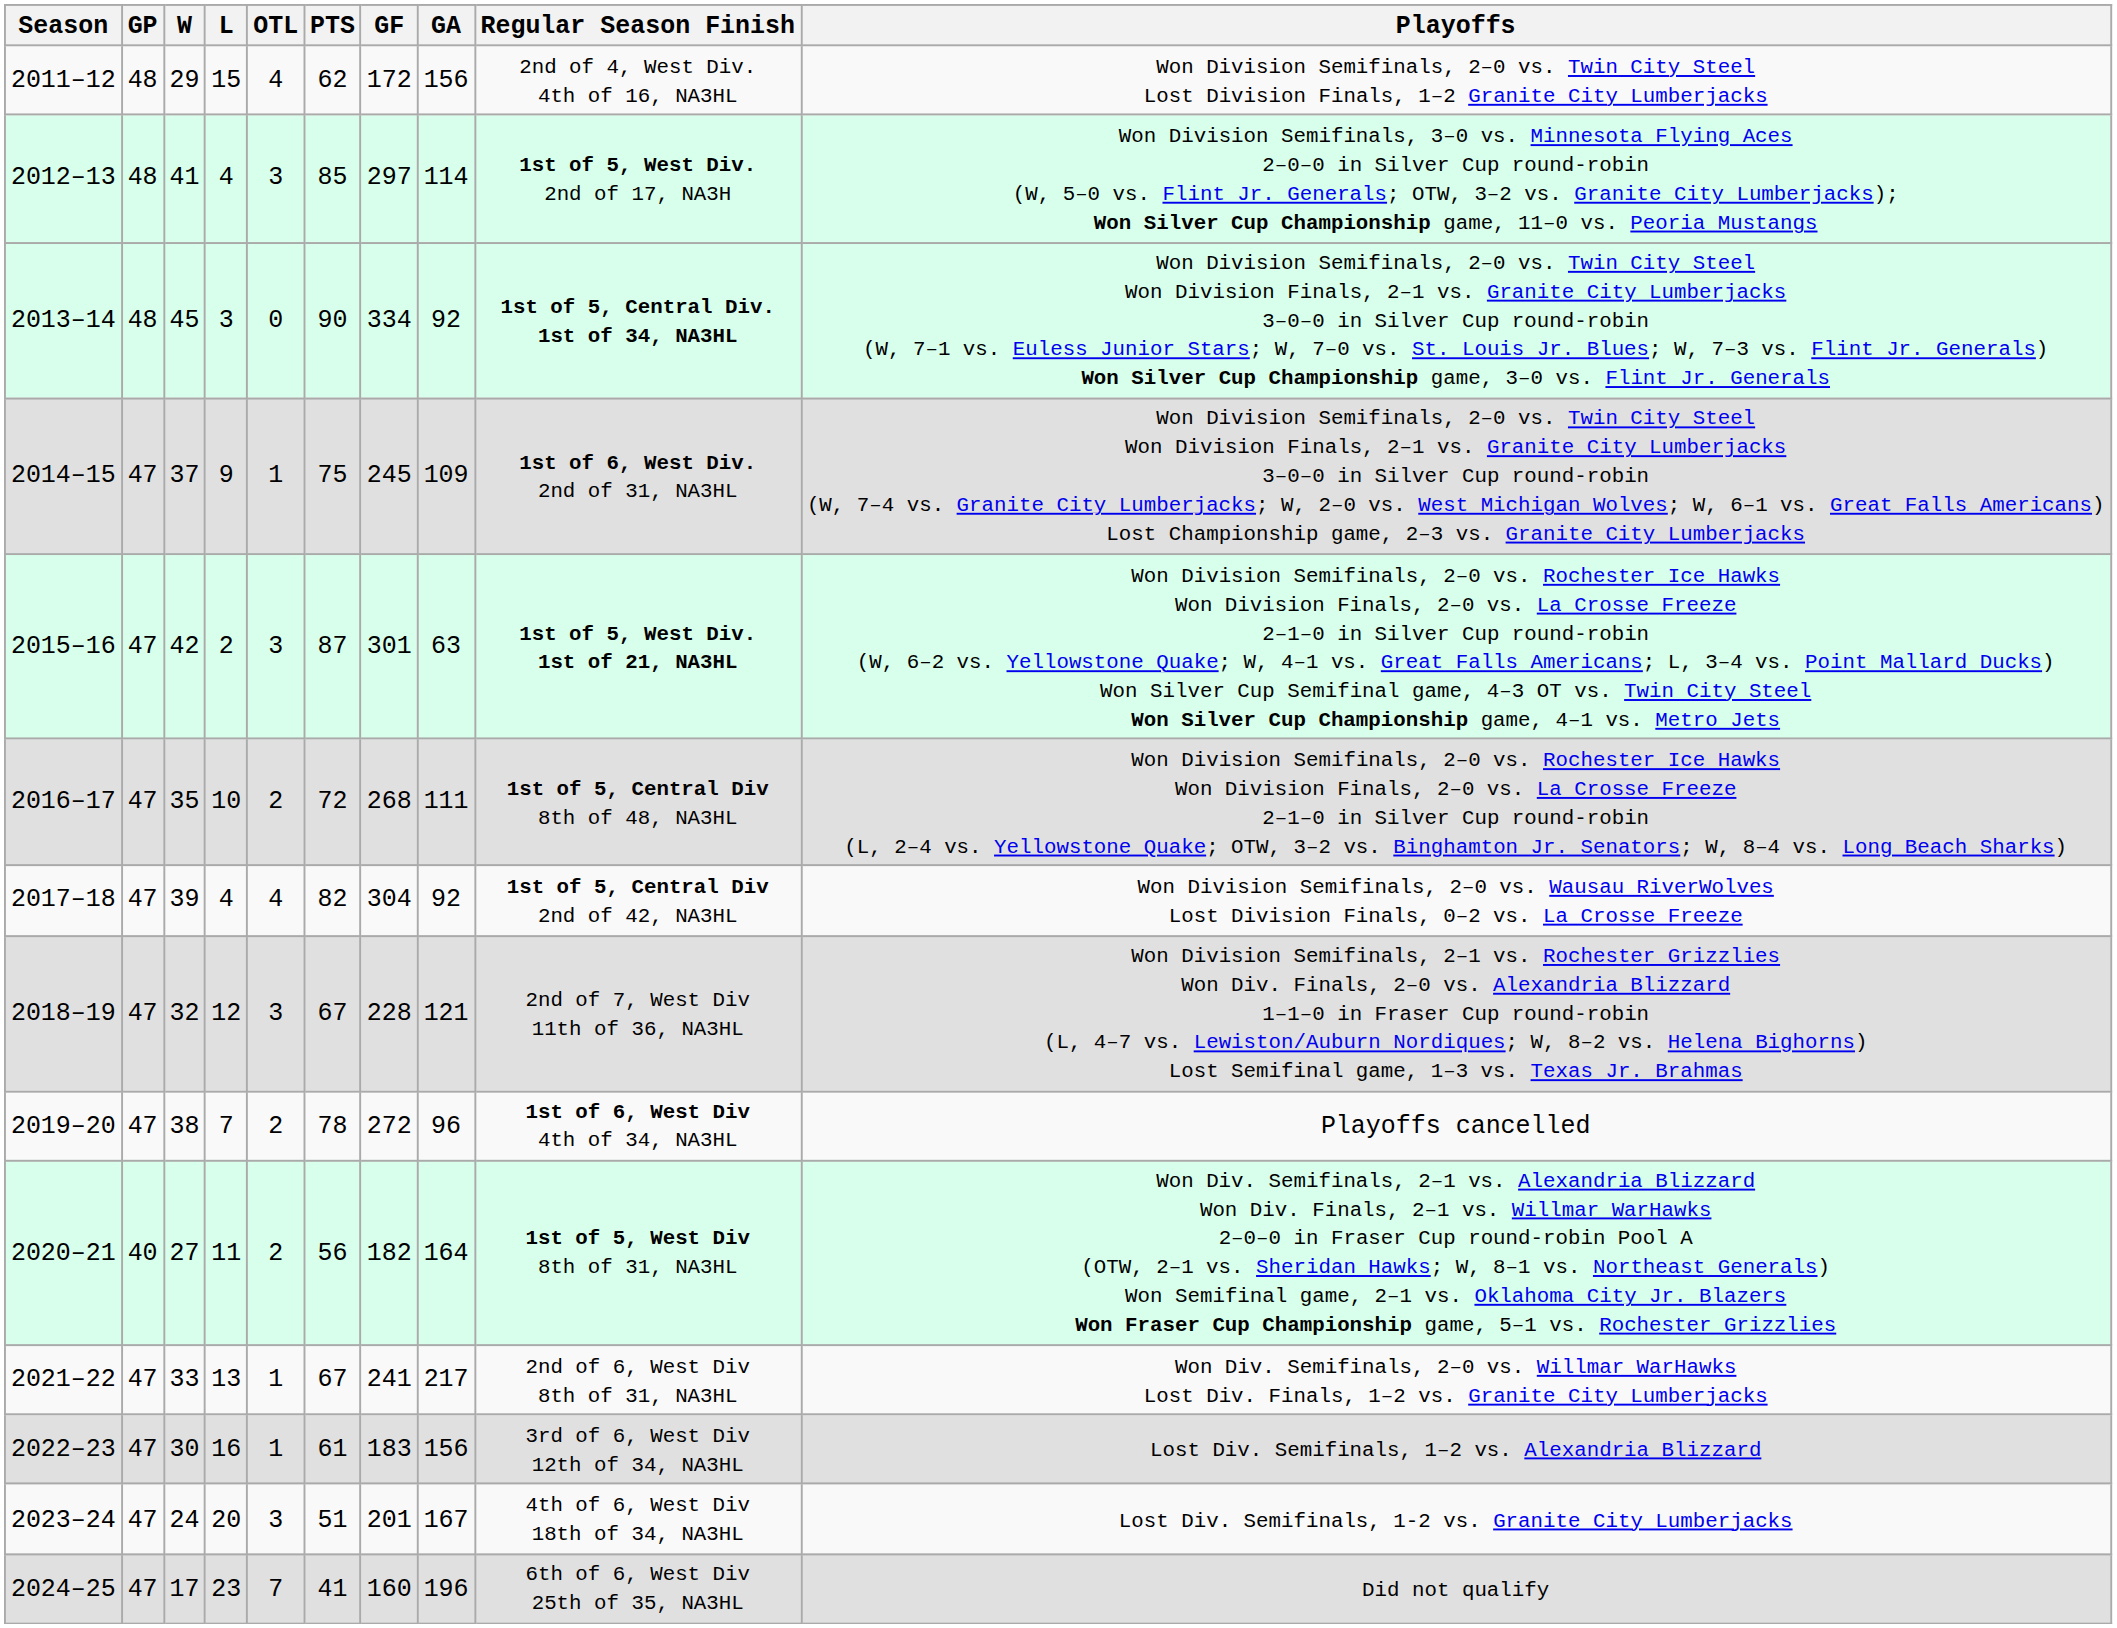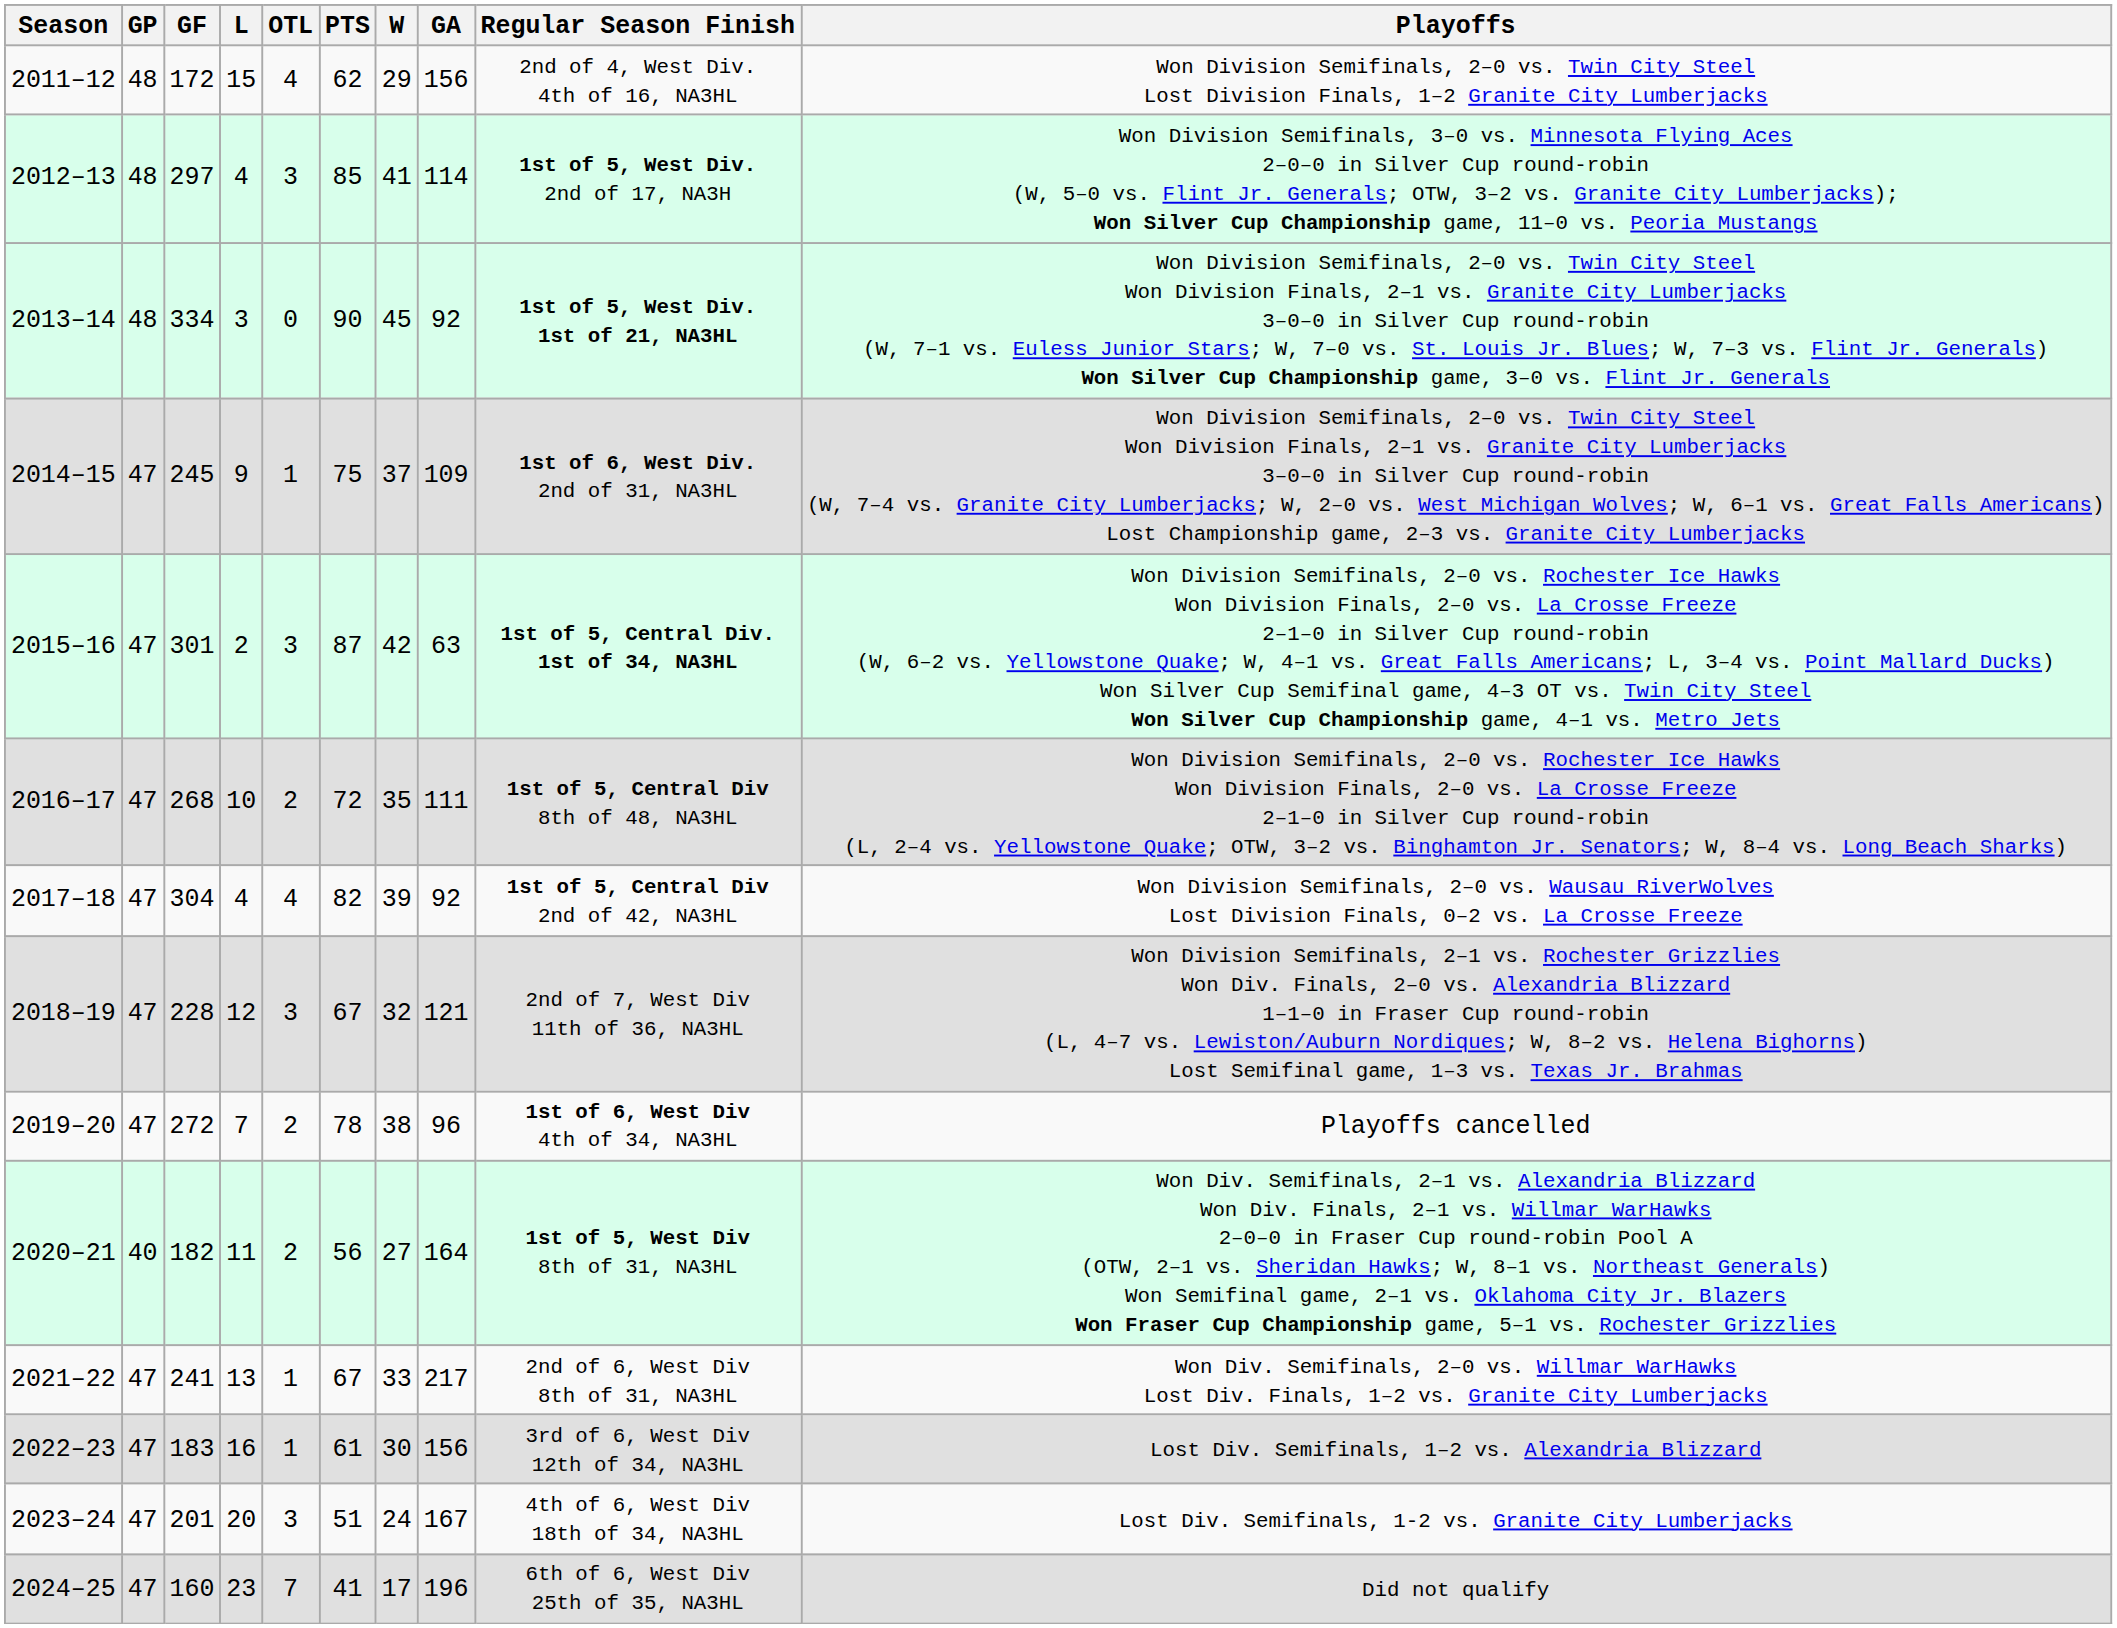columns swapped: (184, 25) <-> (389, 25)
(638, 321) 1st of 5, Central Div. 1st of 34, NA3HL -> (638, 321) 1st of 5, West Div. 1st of 21, NA3HL
(638, 647) 1st of 5, West Div. 1st of 21, NA3HL -> (638, 647) 1st of 5, Central Div. 1st of 34, NA3HL
